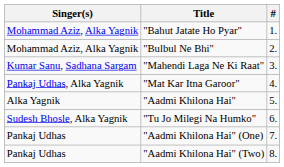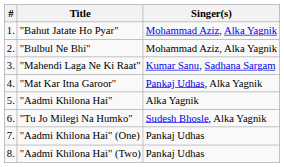columns swapped: (273, 13) <-> (73, 13)
